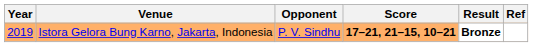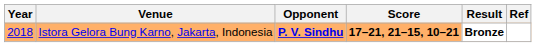(20, 32) 2019 -> (20, 32) 2018
(309, 32) normal -> (311, 32) bold
